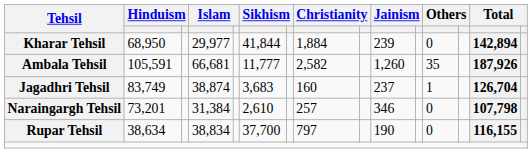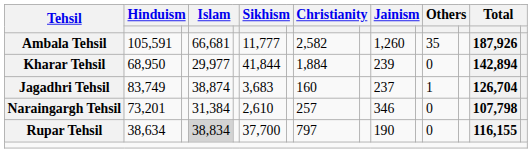rows swapped: (64, 65) <-> (64, 43)
(211, 130) no background -> (211, 130) lightgrey background
